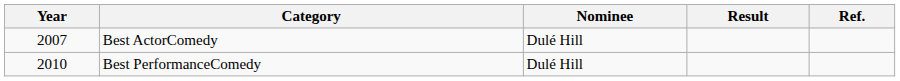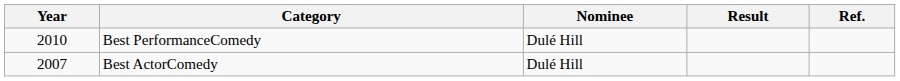rows swapped: (160, 40) <-> (182, 64)
